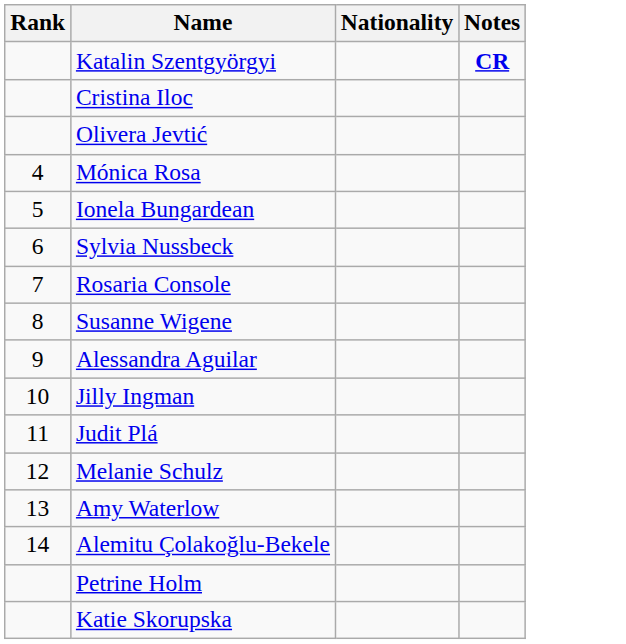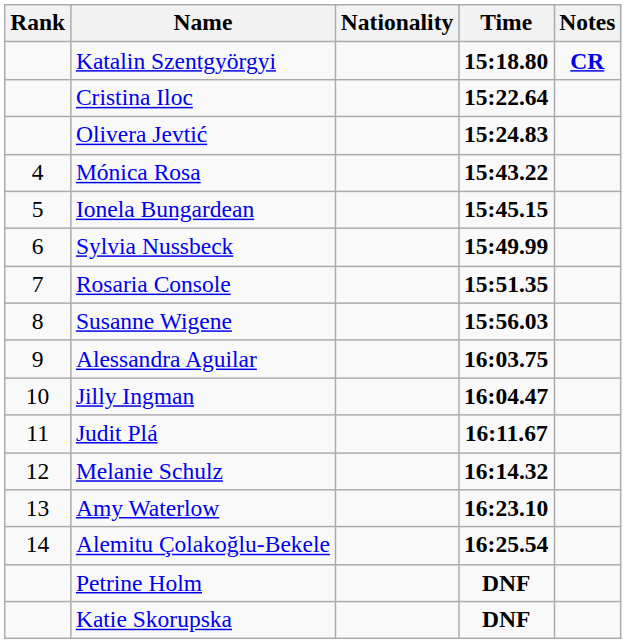+ column: (506, 23)
